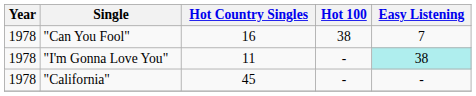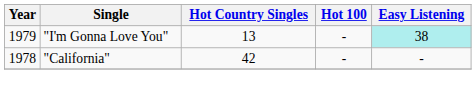- row: (87, 36)
(22, 58) 1978 -> (22, 36) 1979
(249, 58) 11 -> (249, 36) 13
(249, 79) 45 -> (249, 58) 42
